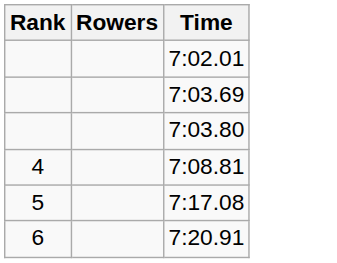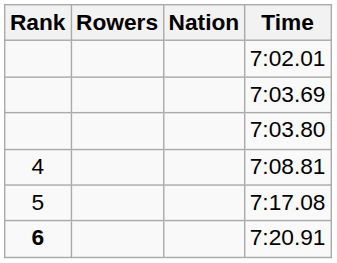+ column: (204, 22)
(38, 238) normal -> (38, 238) bold
